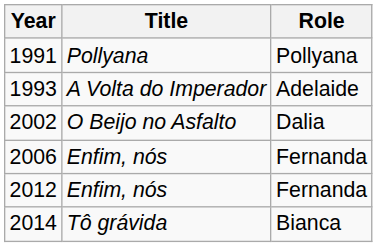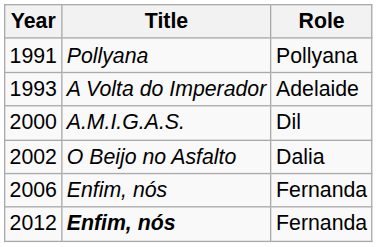+ row: (33, 122)
(117, 190) normal -> (121, 223) bold
- row: (33, 223)
